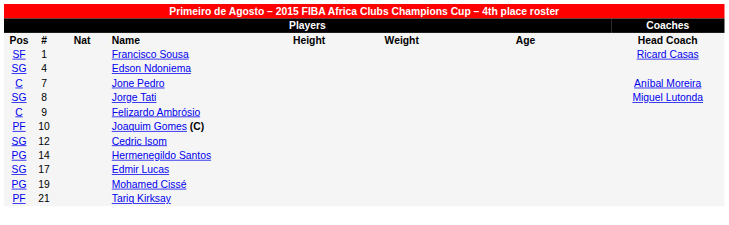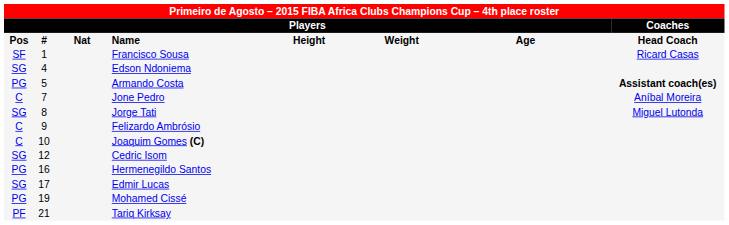+ row: (148, 83)
(19, 127) PF -> (19, 141) C
(44, 156) 14 -> (44, 170) 16
